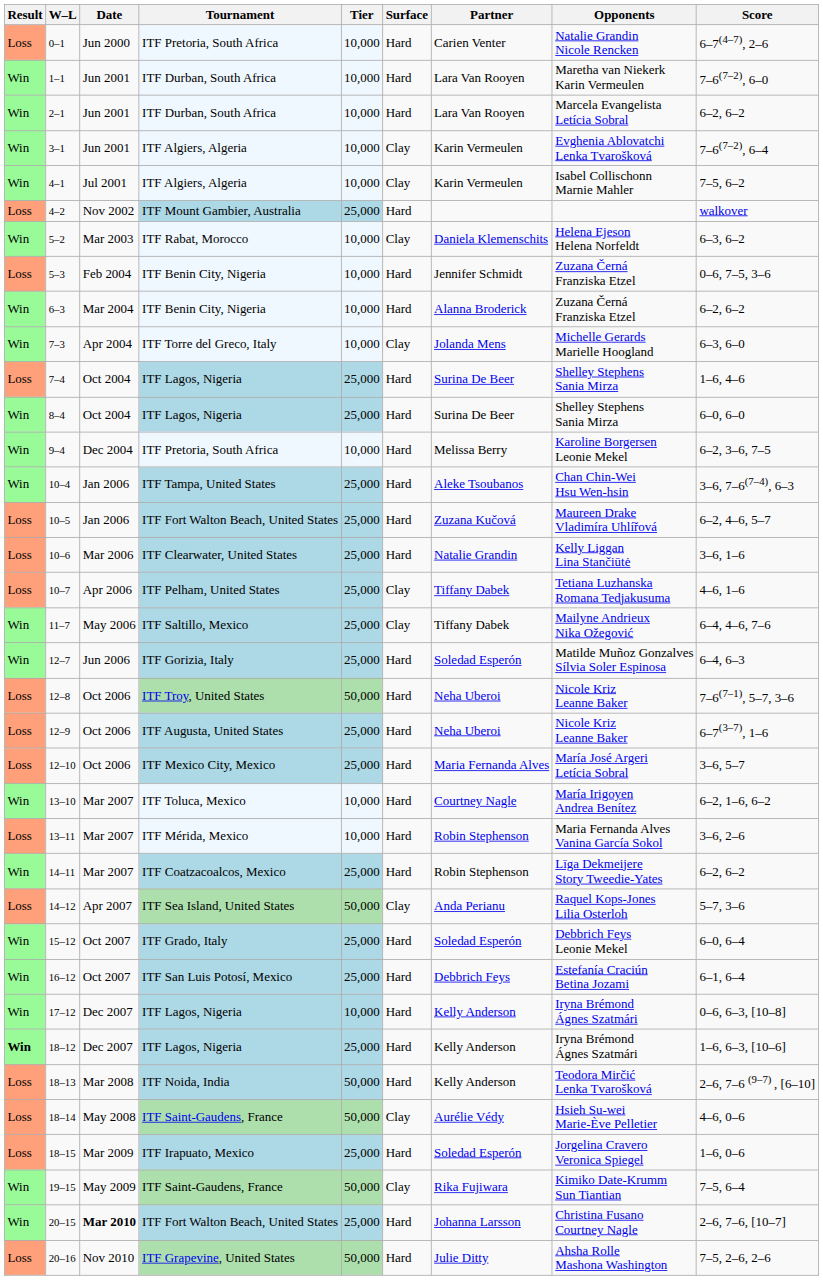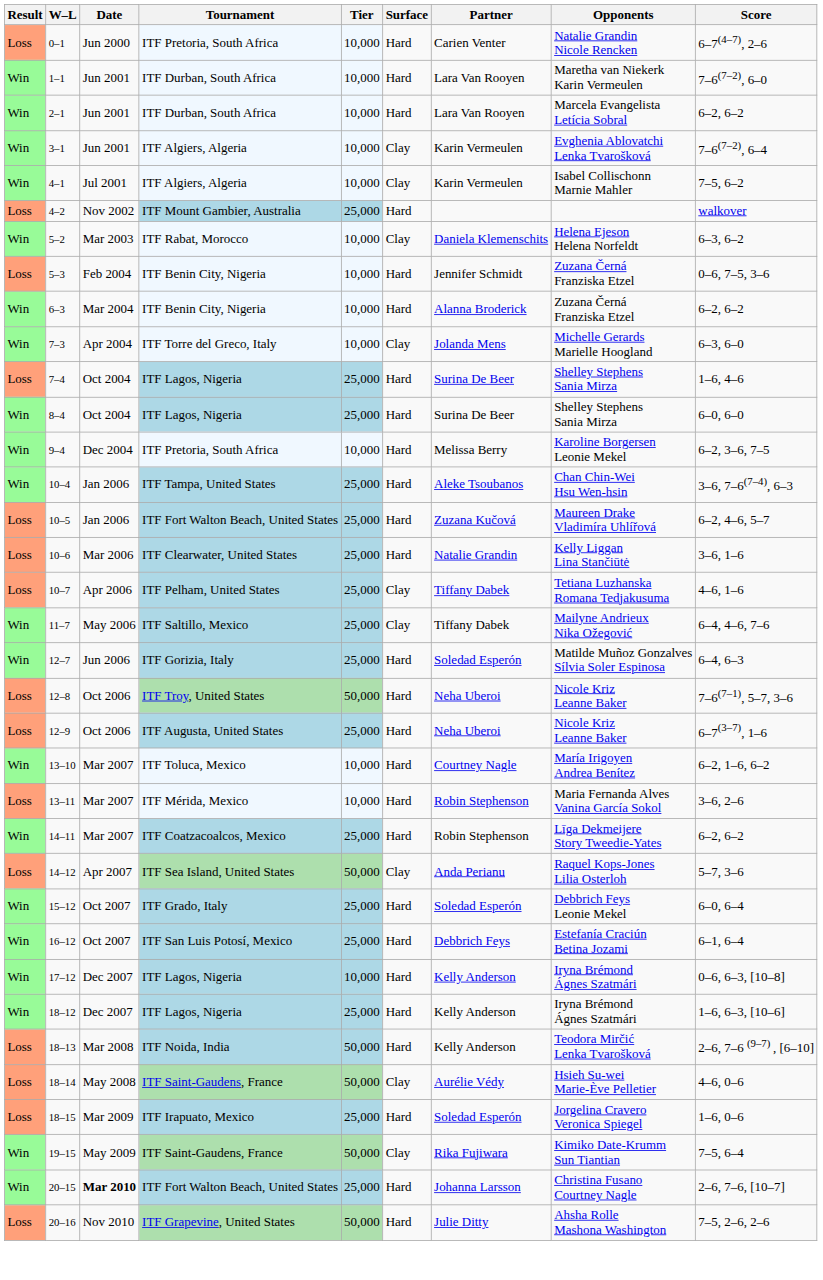- row: (62, 766)
(19, 1046) bold -> (18, 1011) normal
